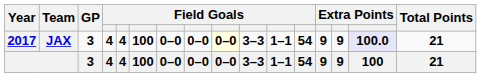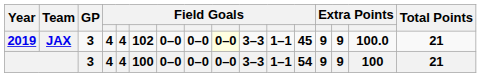(22, 41) 2017 -> (22, 41) 2019
(143, 41) 100 -> (143, 41) 102
(305, 41) 54 -> (305, 41) 45
(373, 41) lavender background -> (373, 41) no background
